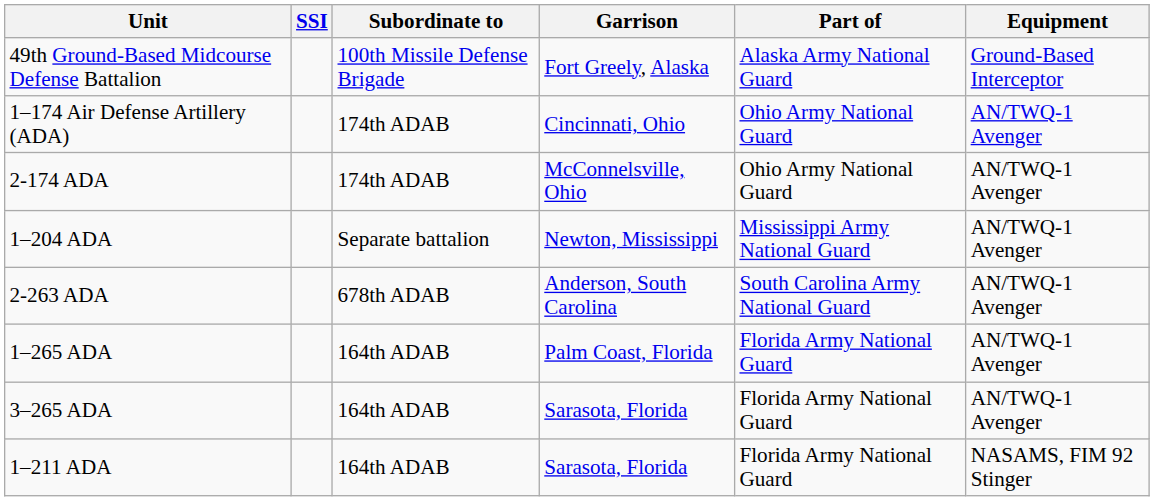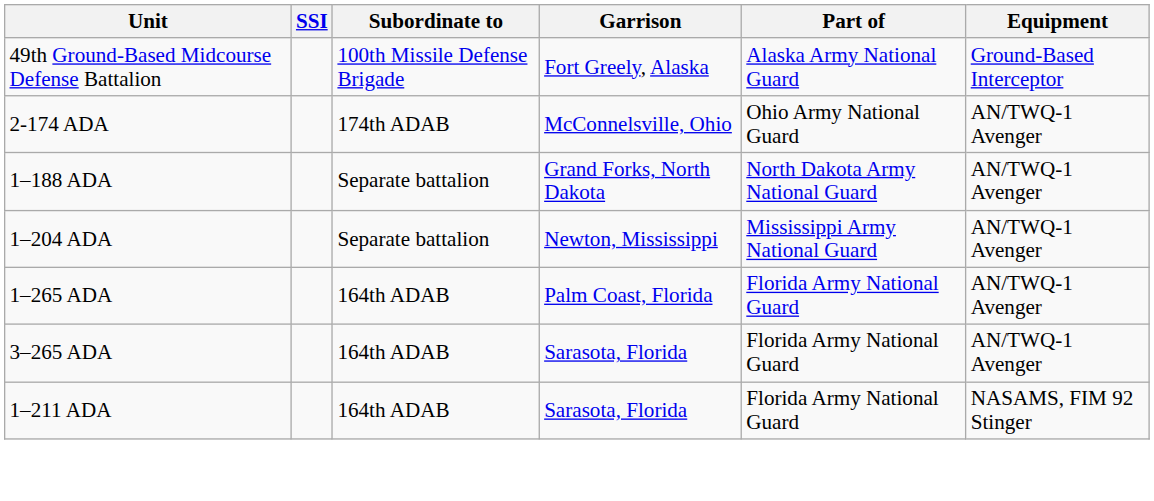- row: (128, 123)
+ row: (61, 181)
- row: (59, 295)
